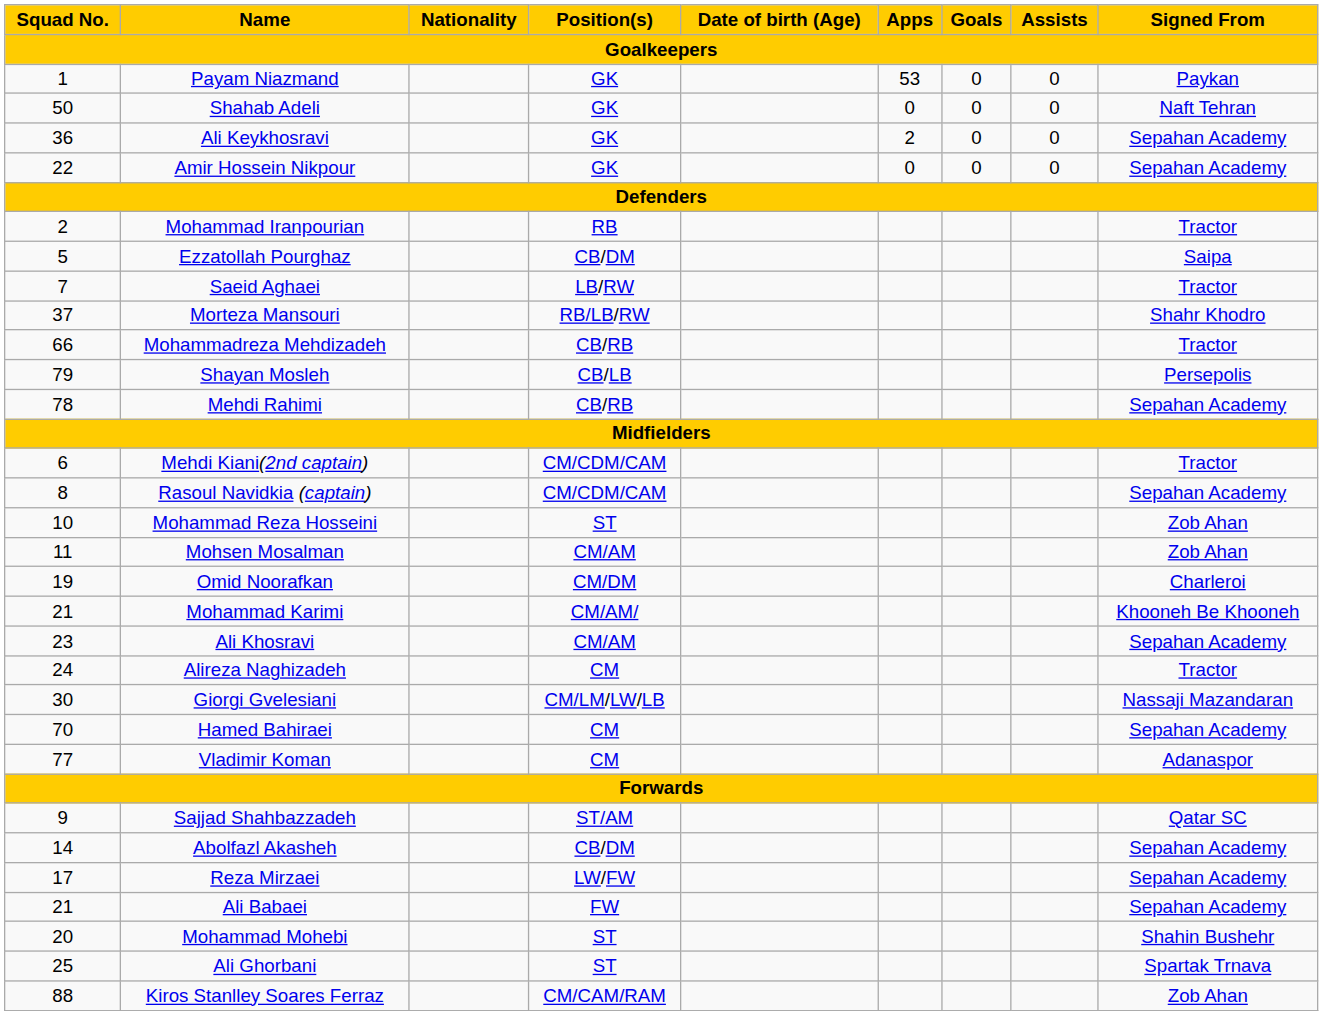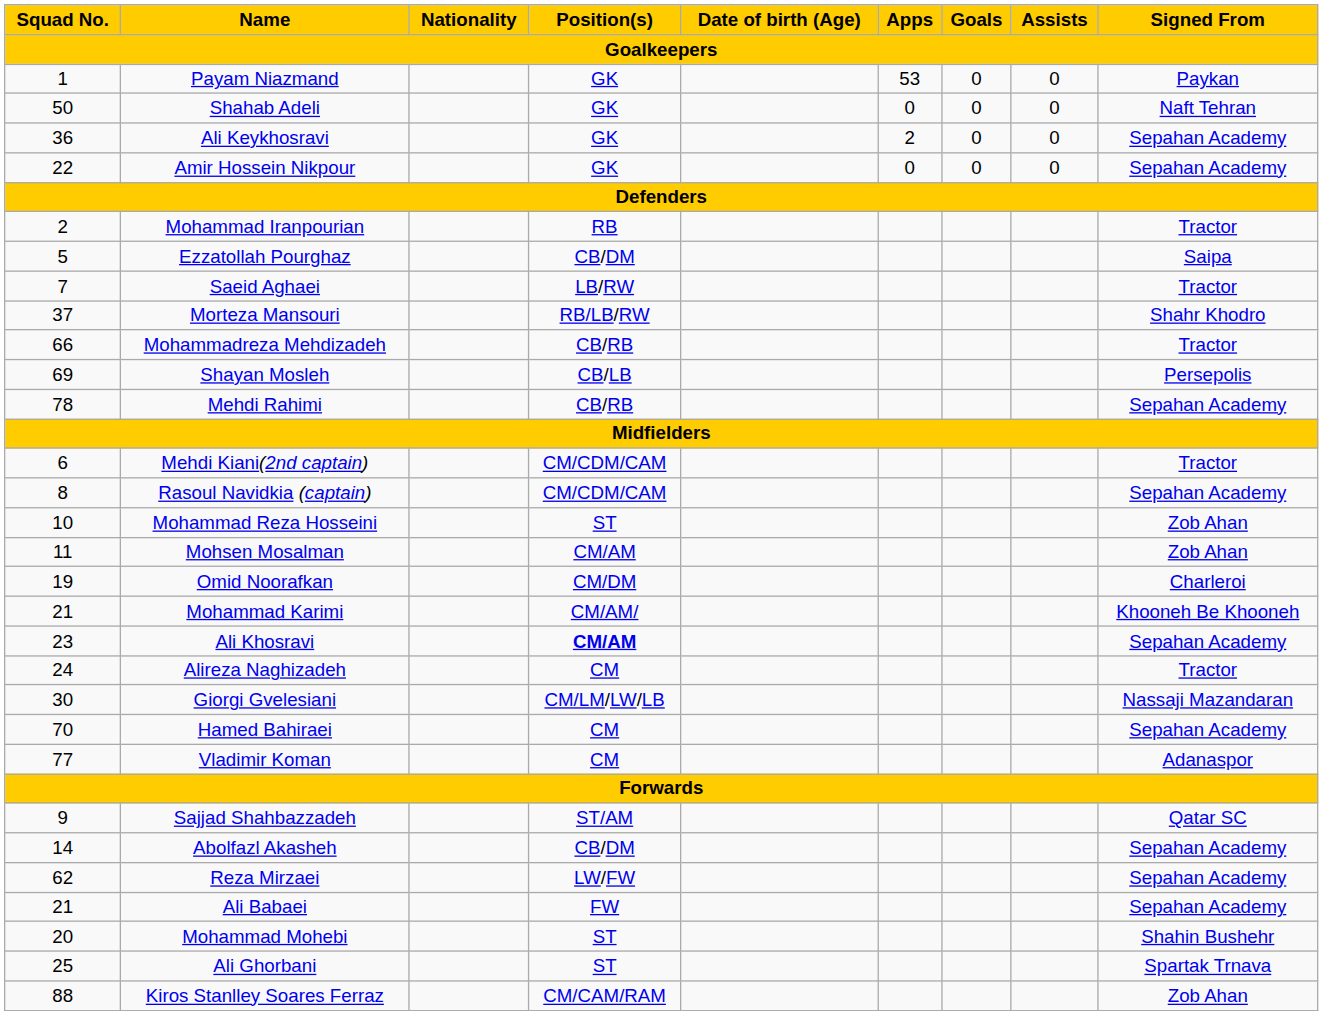(63, 375) 79 -> (63, 375) 69
(605, 641) normal -> (605, 641) bold
(63, 878) 17 -> (63, 878) 62
